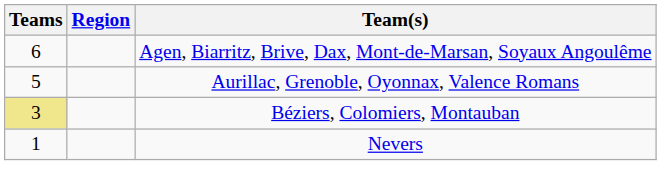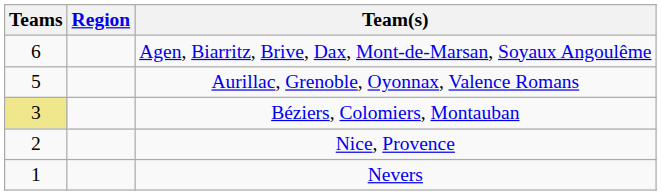+ row: (395, 143)
